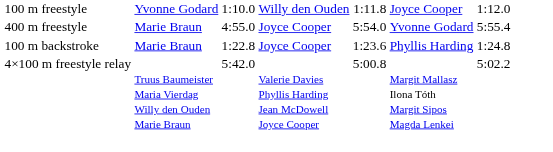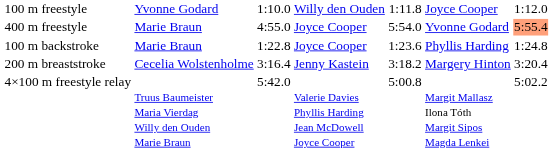(494, 27) no background -> (531, 27) lightsalmon background
+ row: (55, 63)
